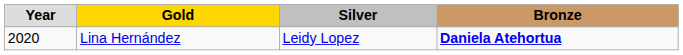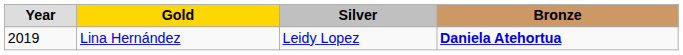(24, 38) 2020 -> (24, 38) 2019
